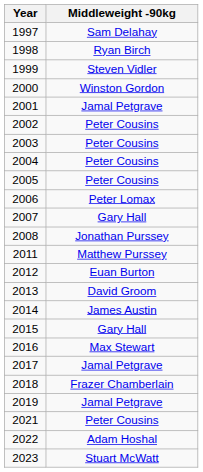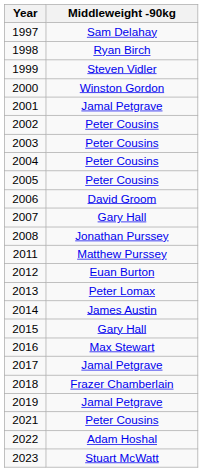(122, 198) Peter Lomax -> (122, 198) David Groom
(122, 291) David Groom -> (122, 291) Peter Lomax
